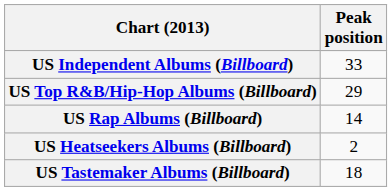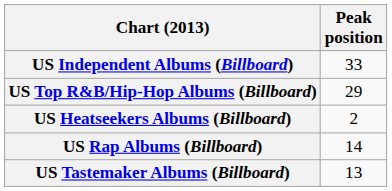rows swapped: (163, 118) <-> (163, 145)
(354, 173) 18 -> (354, 173) 13
